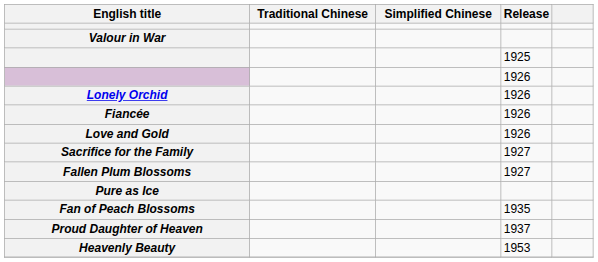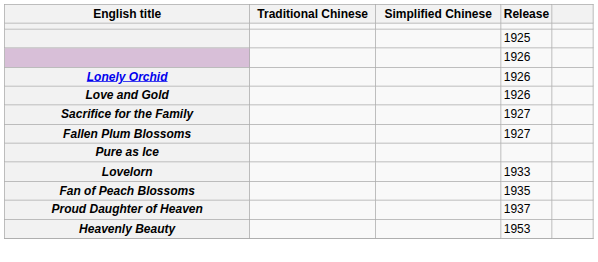- row: (127, 38)
- row: (127, 114)
+ row: (127, 171)
